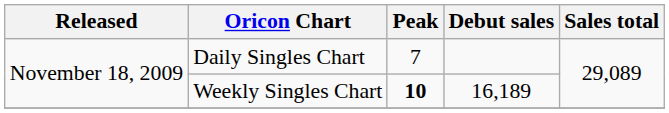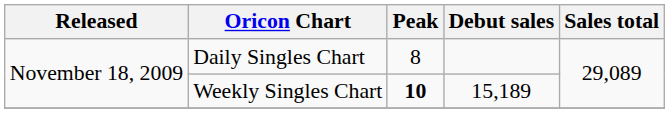(415, 56) 7 -> (415, 56) 8
(501, 90) 16,189 -> (501, 90) 15,189
